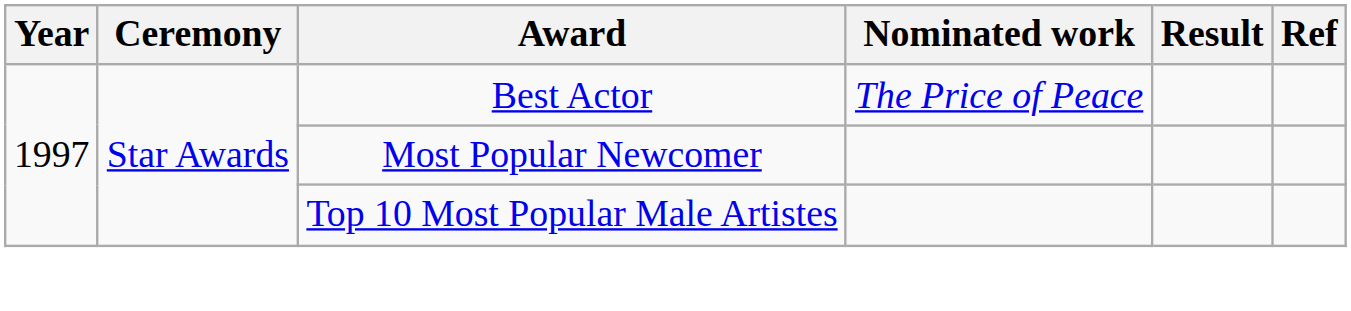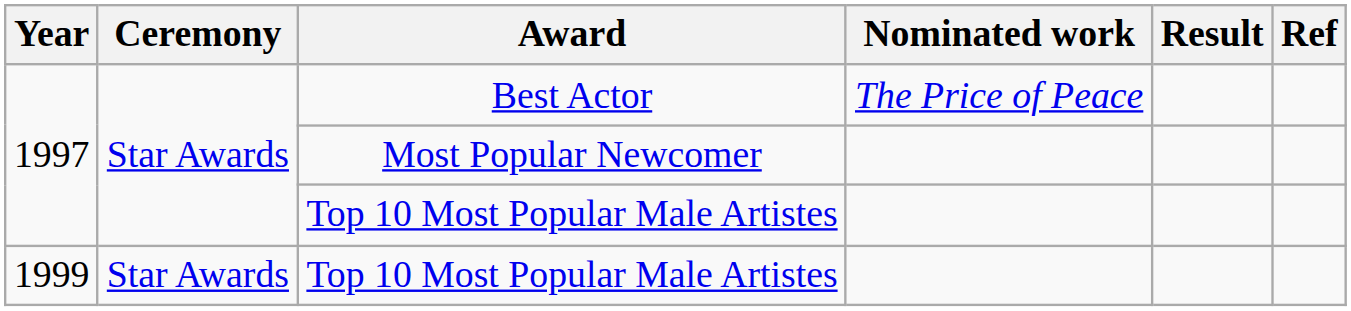+ row: (52, 273)
